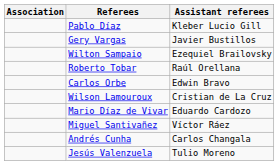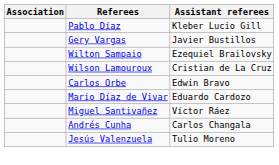- row: (102, 68)
rows swapped: (110, 97) <-> (97, 82)
